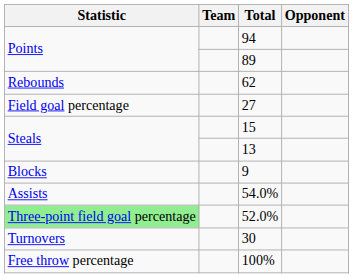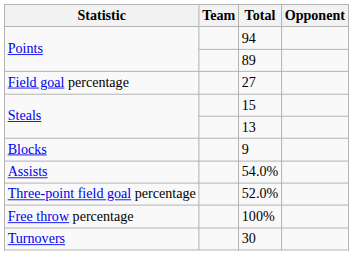- row: (249, 82)
(102, 216) lightgreen background -> (102, 194) no background
rows swapped: (258, 261) <-> (249, 238)
